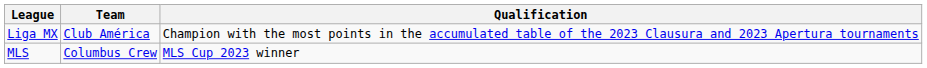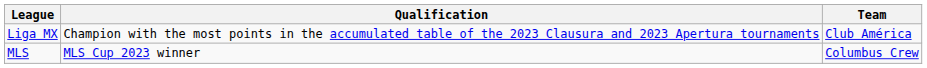columns swapped: (110, 14) <-> (541, 14)
